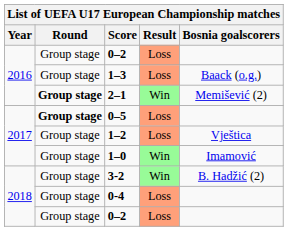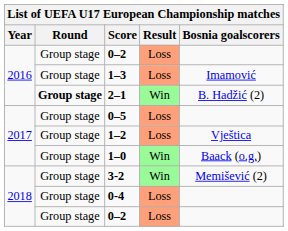(231, 75) Baack (o.g.) -> (231, 75) Imamović
(231, 95) Memišević (2) -> (231, 95) B. Hadžić (2)
(70, 115) bold -> (70, 115) normal
(231, 156) Imamović -> (231, 156) Baack (o.g.)
(231, 176) B. Hadžić (2) -> (231, 176) Memišević (2)
